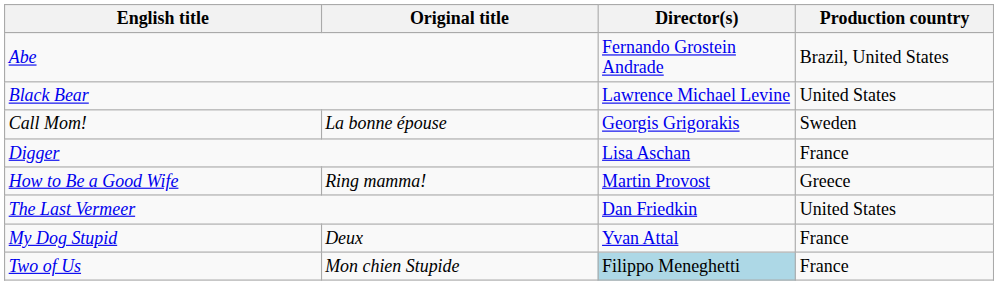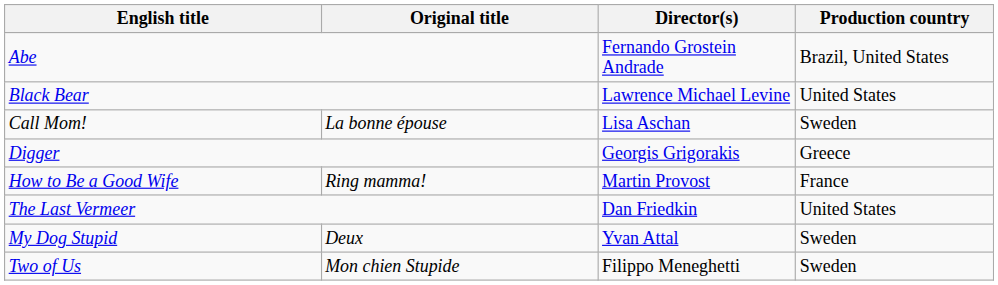(671, 124) Georgis Grigorakis -> (646, 124) Lisa Aschan
(646, 152) Lisa Aschan -> (671, 152) Georgis Grigorakis
(824, 152) France -> (825, 152) Greece
(825, 180) Greece -> (824, 180) France
(824, 237) France -> (828, 237) Sweden
(671, 266) lightblue background -> (671, 266) no background
(824, 266) France -> (828, 266) Sweden
